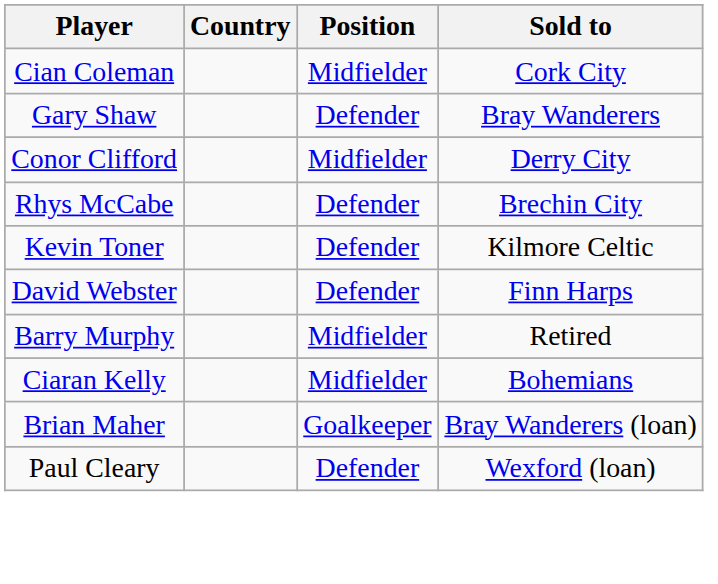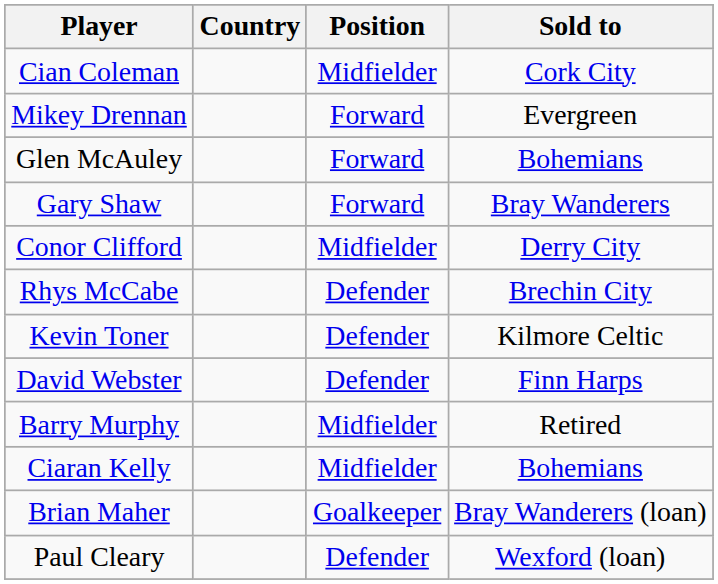+ row: (99, 114)
+ row: (99, 159)
(367, 114) Defender -> (377, 203) Forward
